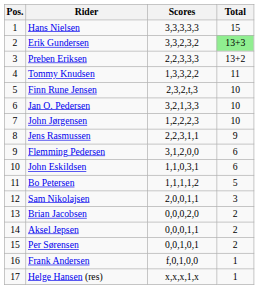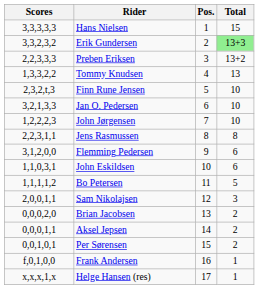columns swapped: (15, 12) <-> (182, 12)
(235, 74) 11 -> (235, 74) 13
(235, 136) 9 -> (235, 136) 8
